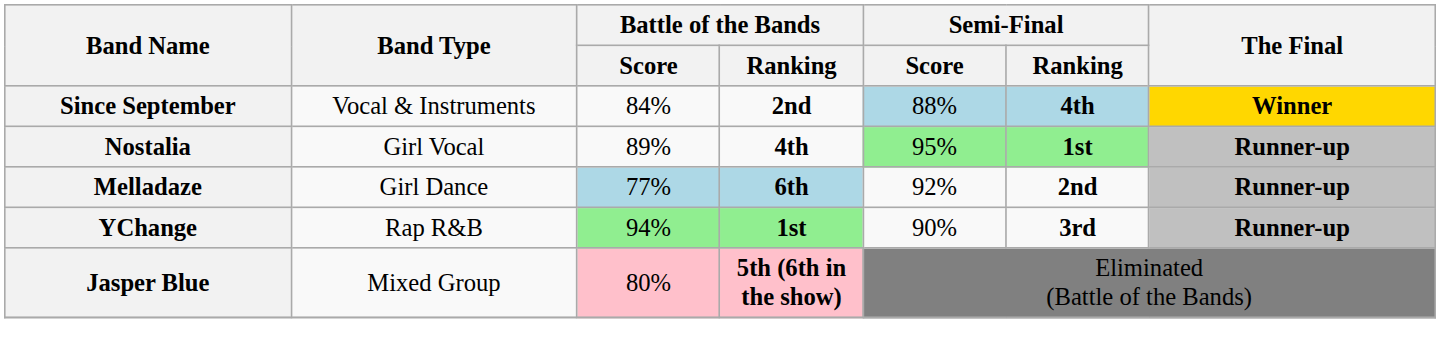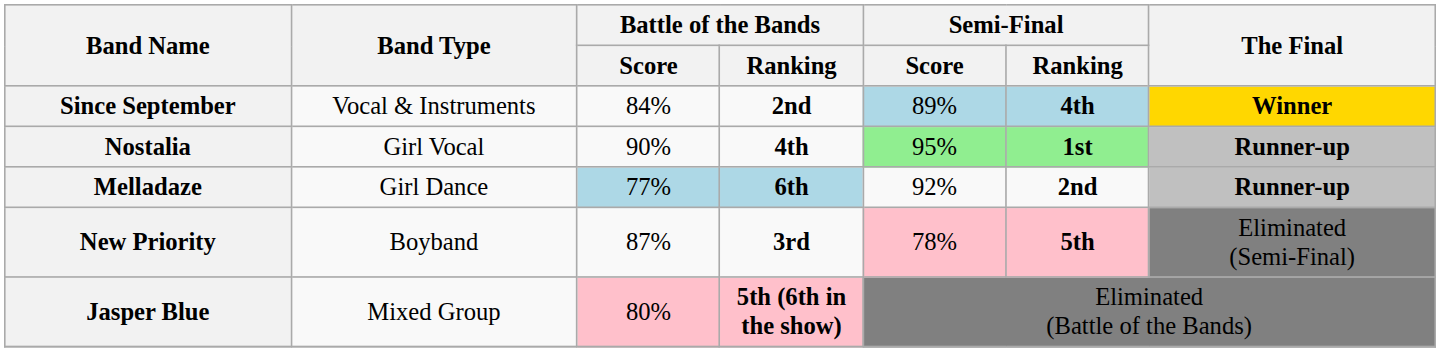(935, 106) 88% -> (935, 106) 89%
(648, 146) 89% -> (648, 146) 90%
- row: (148, 227)
+ row: (148, 242)
